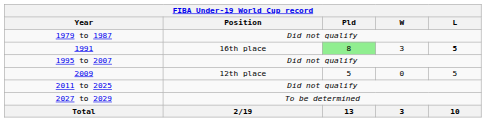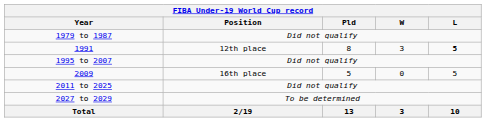(243, 49) 16th place -> (243, 49) 12th place
(349, 49) lightgreen background -> (349, 49) no background
(243, 74) 12th place -> (243, 74) 16th place
